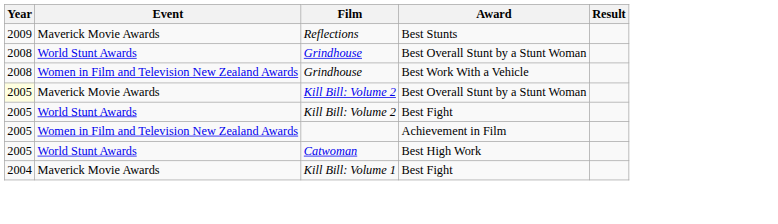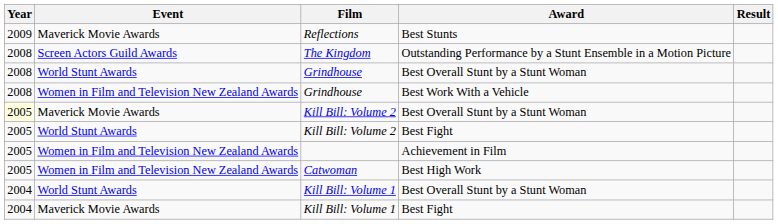+ row: (337, 53)
(87, 151) World Stunt Awards -> (168, 170) Women in Film and Television New Zealand Awards
+ row: (350, 190)
